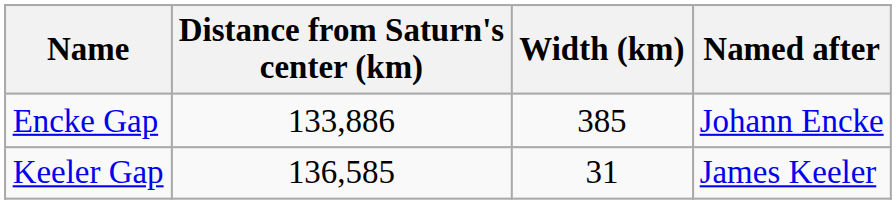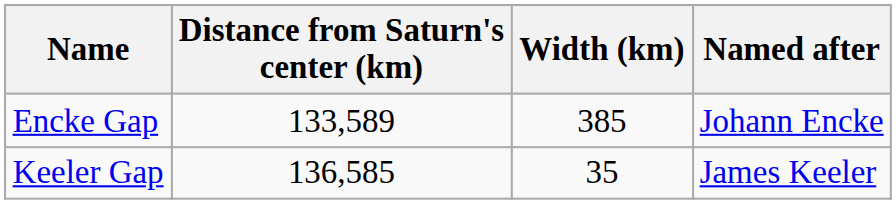(341, 119) 133,886 -> (341, 119) 133,589
(602, 172) 31 -> (602, 172) 35
